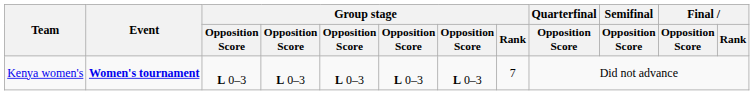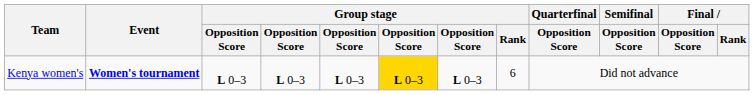(408, 80) no background -> (408, 80) gold background
(513, 73) 7 -> (513, 73) 6
